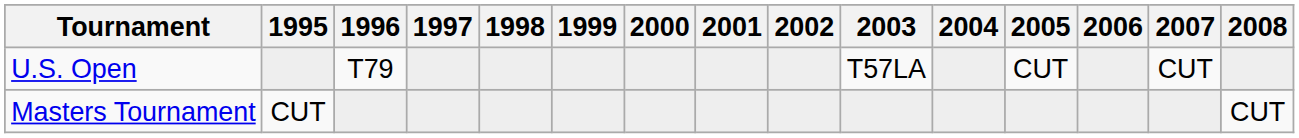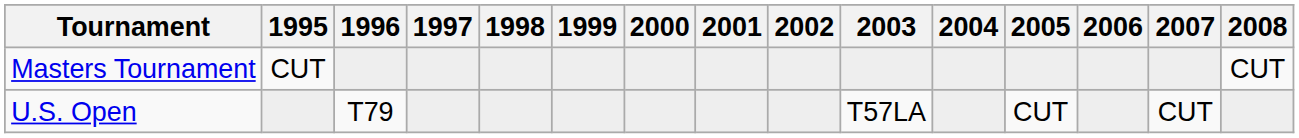rows swapped: (133, 112) <-> (74, 69)
